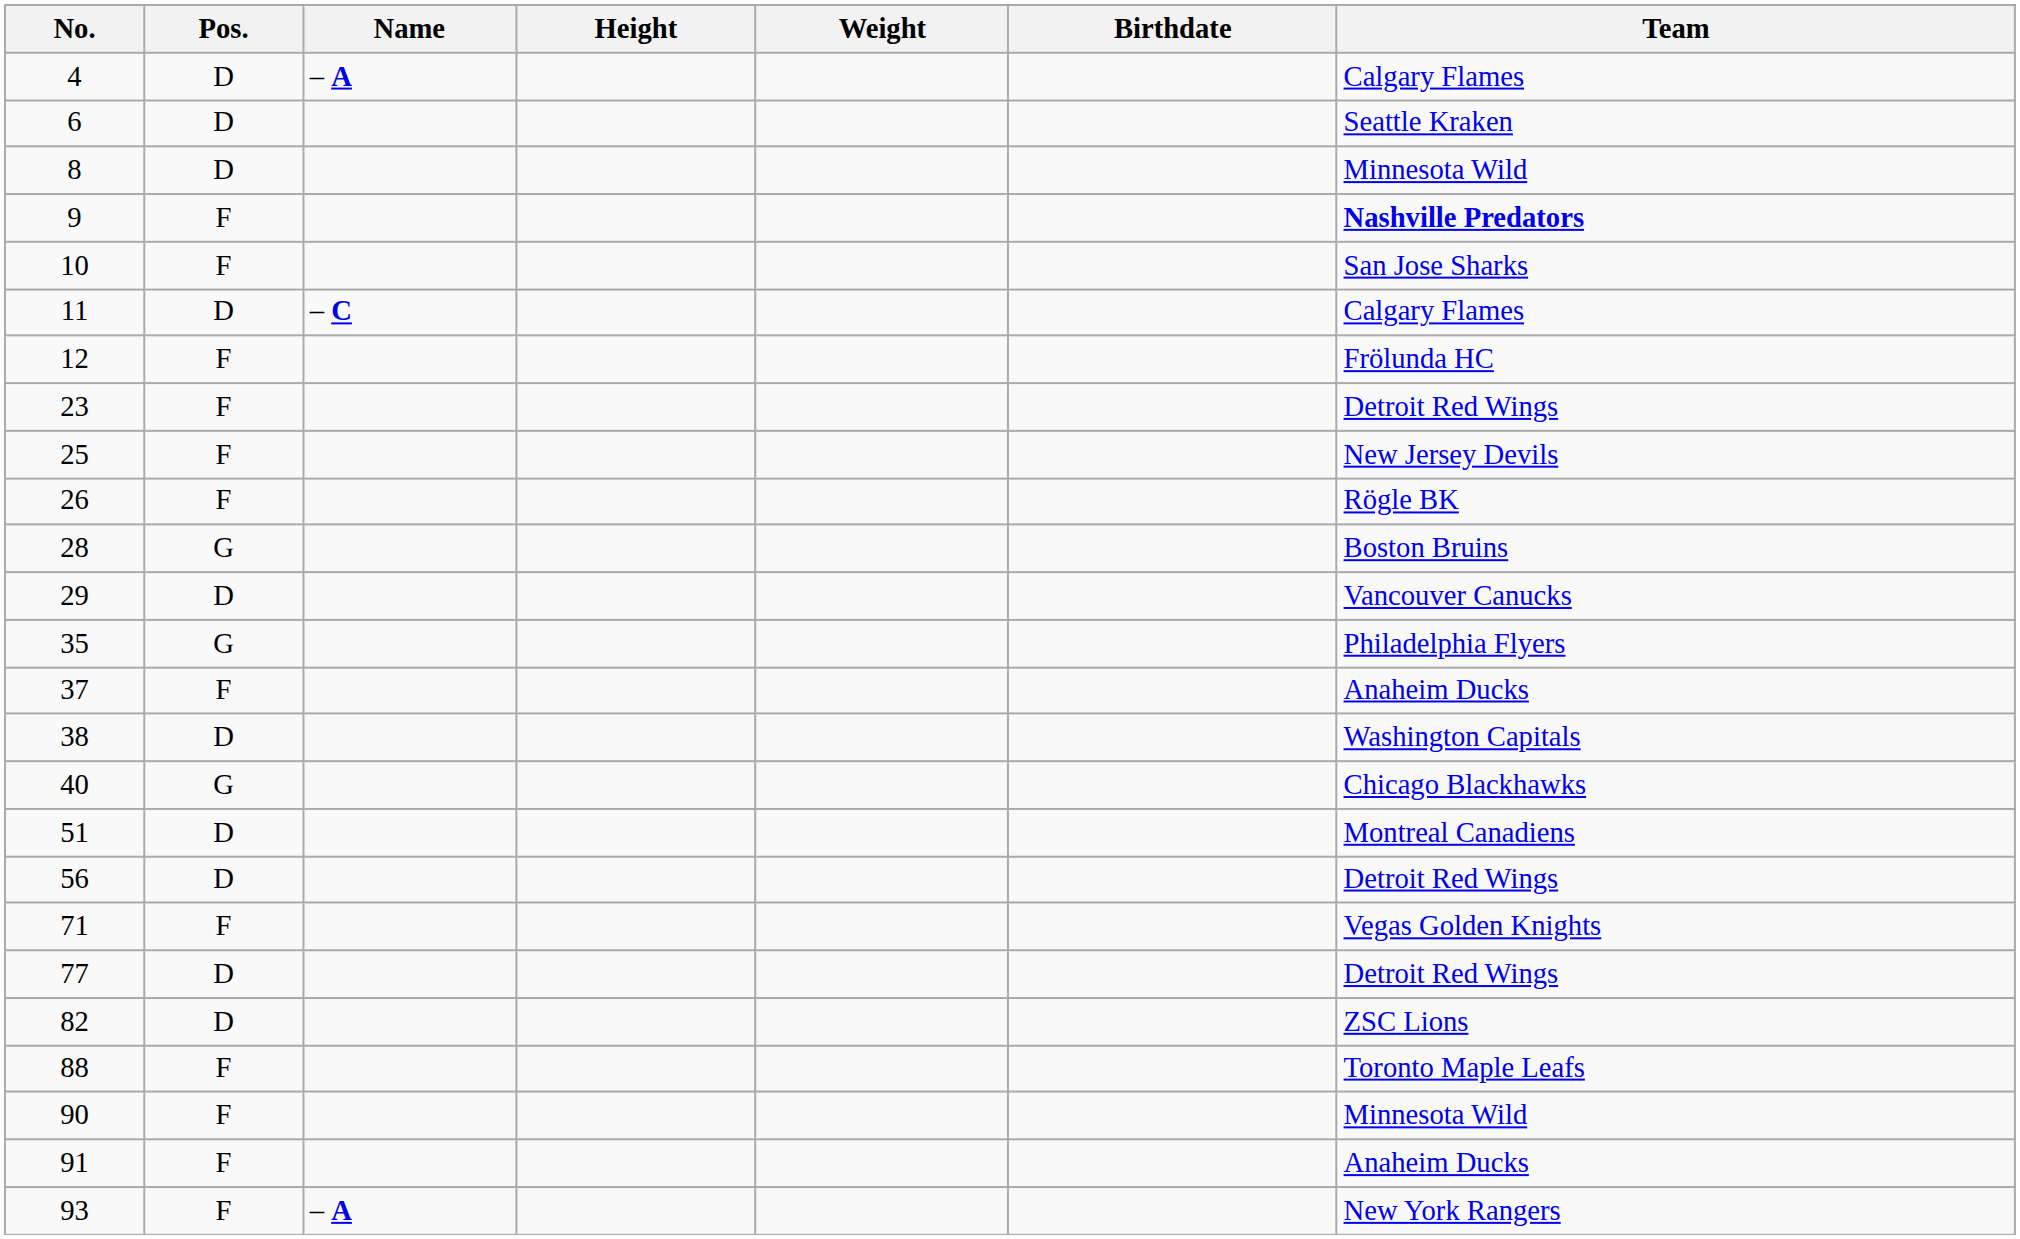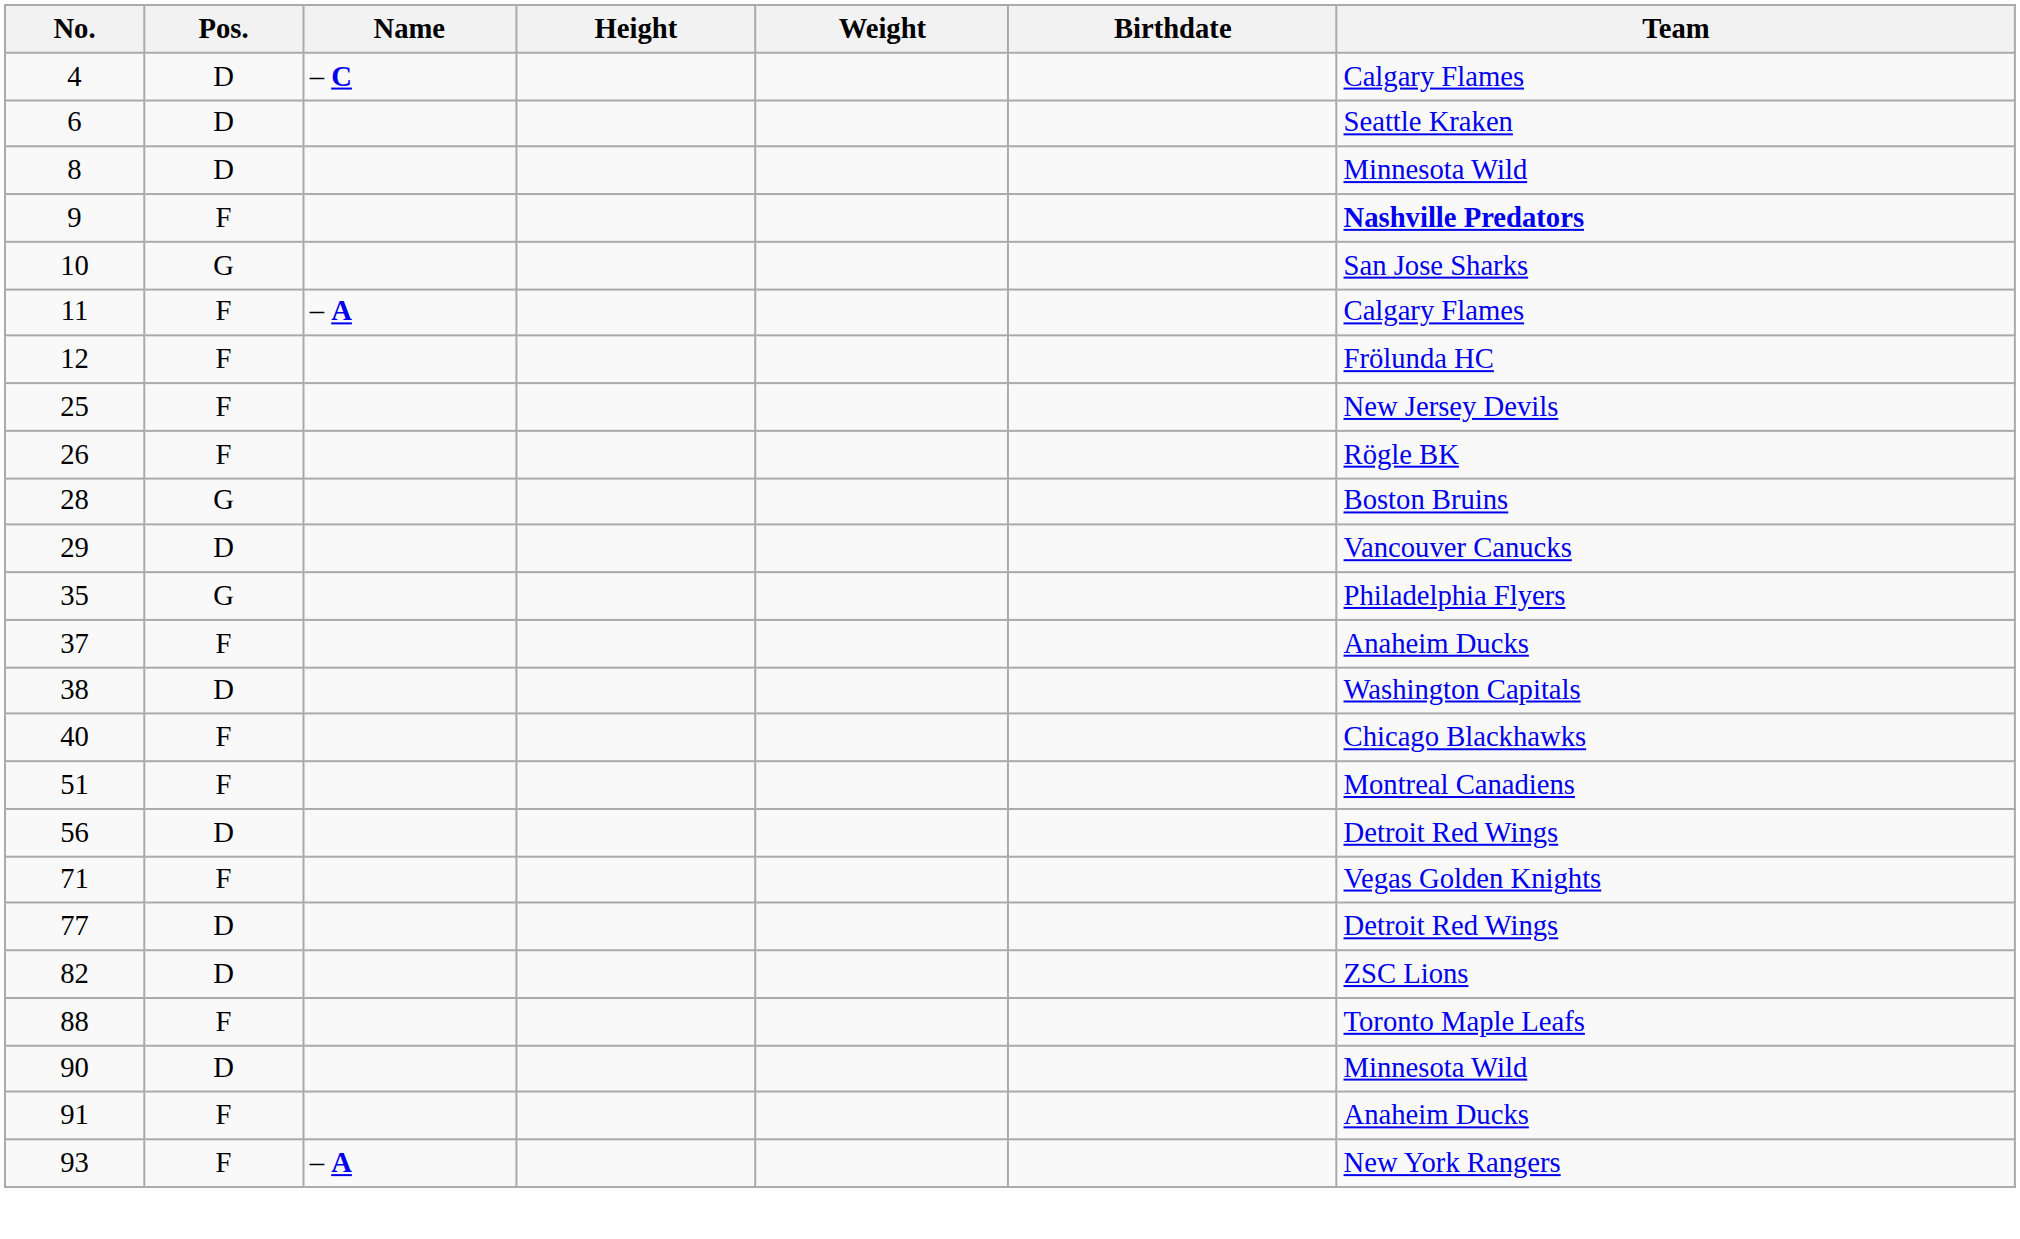(331, 75) – A -> (331, 75) – C
(224, 264) F -> (224, 264) G
(224, 312) D -> (224, 312) F
(331, 312) – C -> (331, 312) – A
- row: (75, 406)
(224, 784) G -> (224, 737) F
(224, 831) D -> (224, 784) F
(224, 1115) F -> (224, 1068) D
